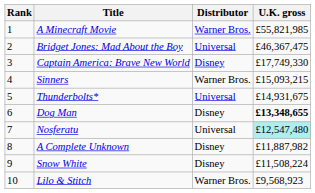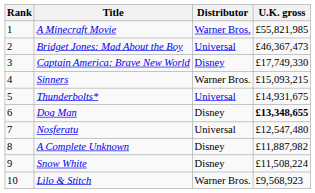(282, 46) £46,367,475 -> (282, 46) £46,367,473
(282, 130) paleturquoise background -> (282, 130) no background
